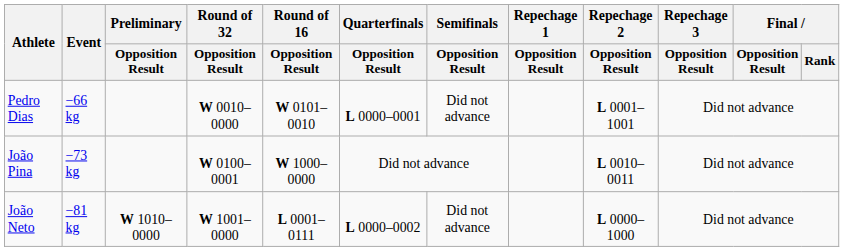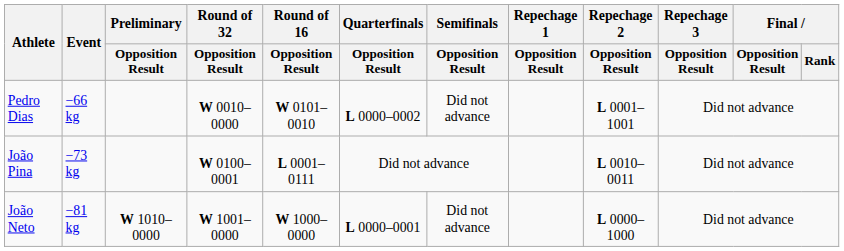(383, 116) L 0000–0001 -> (383, 116) L 0000–0002
(301, 172) W 1000–0000 -> (301, 172) L 0001–0111
(301, 227) L 0001–0111 -> (301, 227) W 1000–0000
(383, 227) L 0000–0002 -> (383, 227) L 0000–0001
